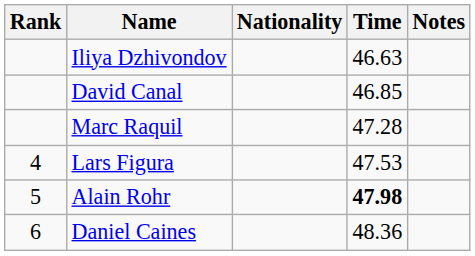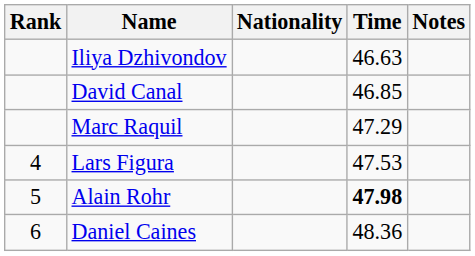(377, 127) 47.28 -> (377, 127) 47.29
